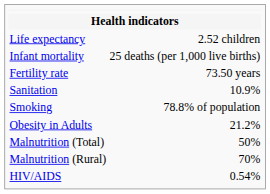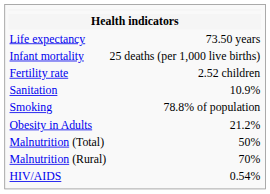(229, 38) 2.52 children -> (233, 38) 73.50 years
(233, 73) 73.50 years -> (229, 73) 2.52 children
